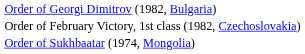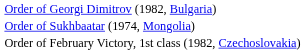rows swapped: (153, 26) <-> (100, 43)
